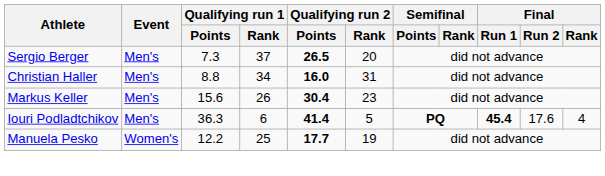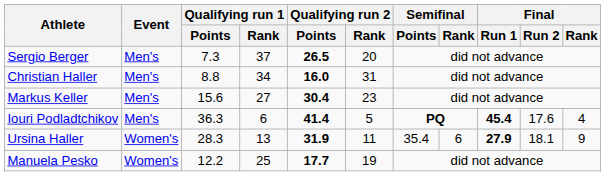(263, 98) 26 -> (263, 98) 27
+ row: (45, 139)
